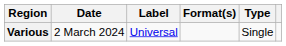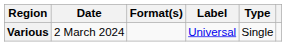columns swapped: (210, 13) <-> (154, 13)
